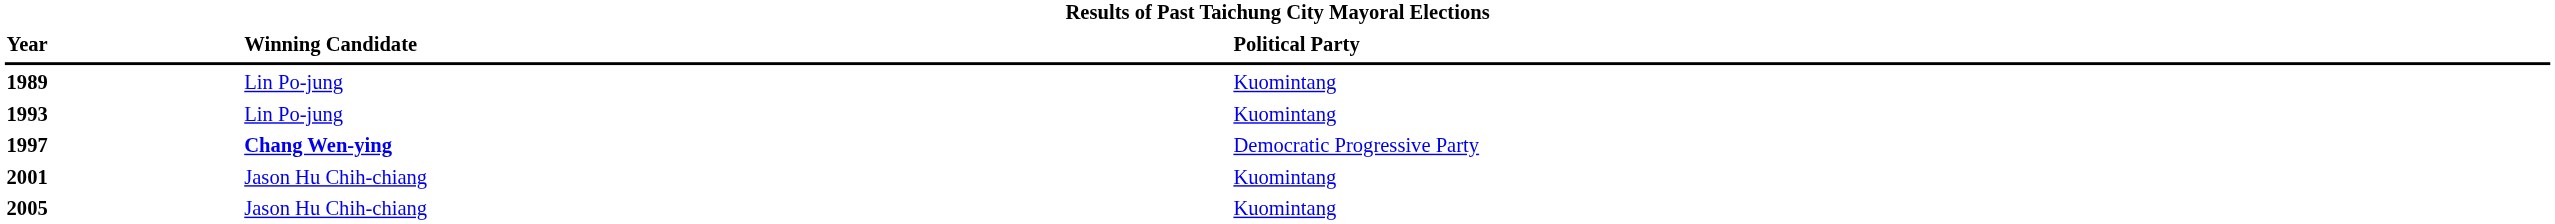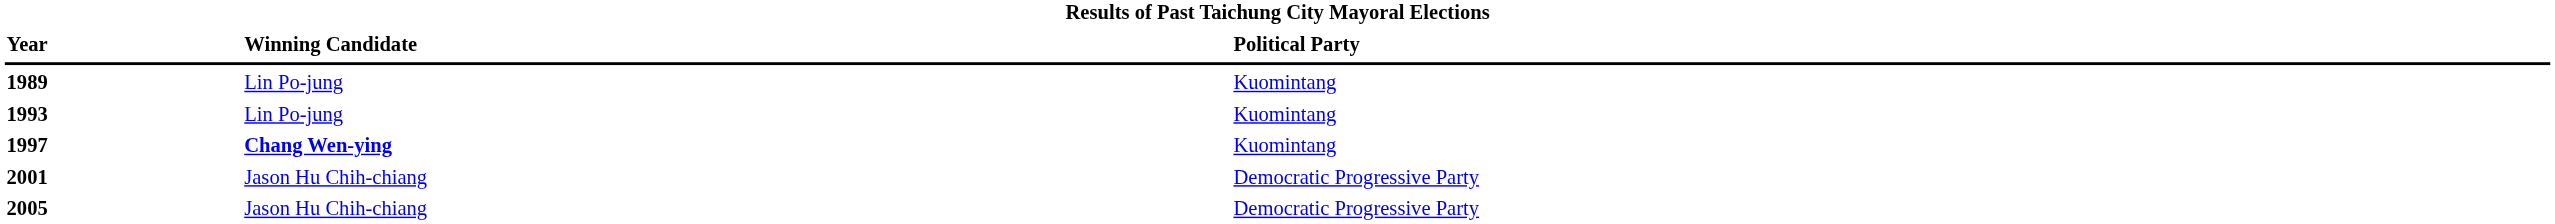(1356, 146) Democratic Progressive Party -> (1285, 146) Kuomintang
(1285, 177) Kuomintang -> (1356, 177) Democratic Progressive Party
(1285, 208) Kuomintang -> (1356, 208) Democratic Progressive Party
